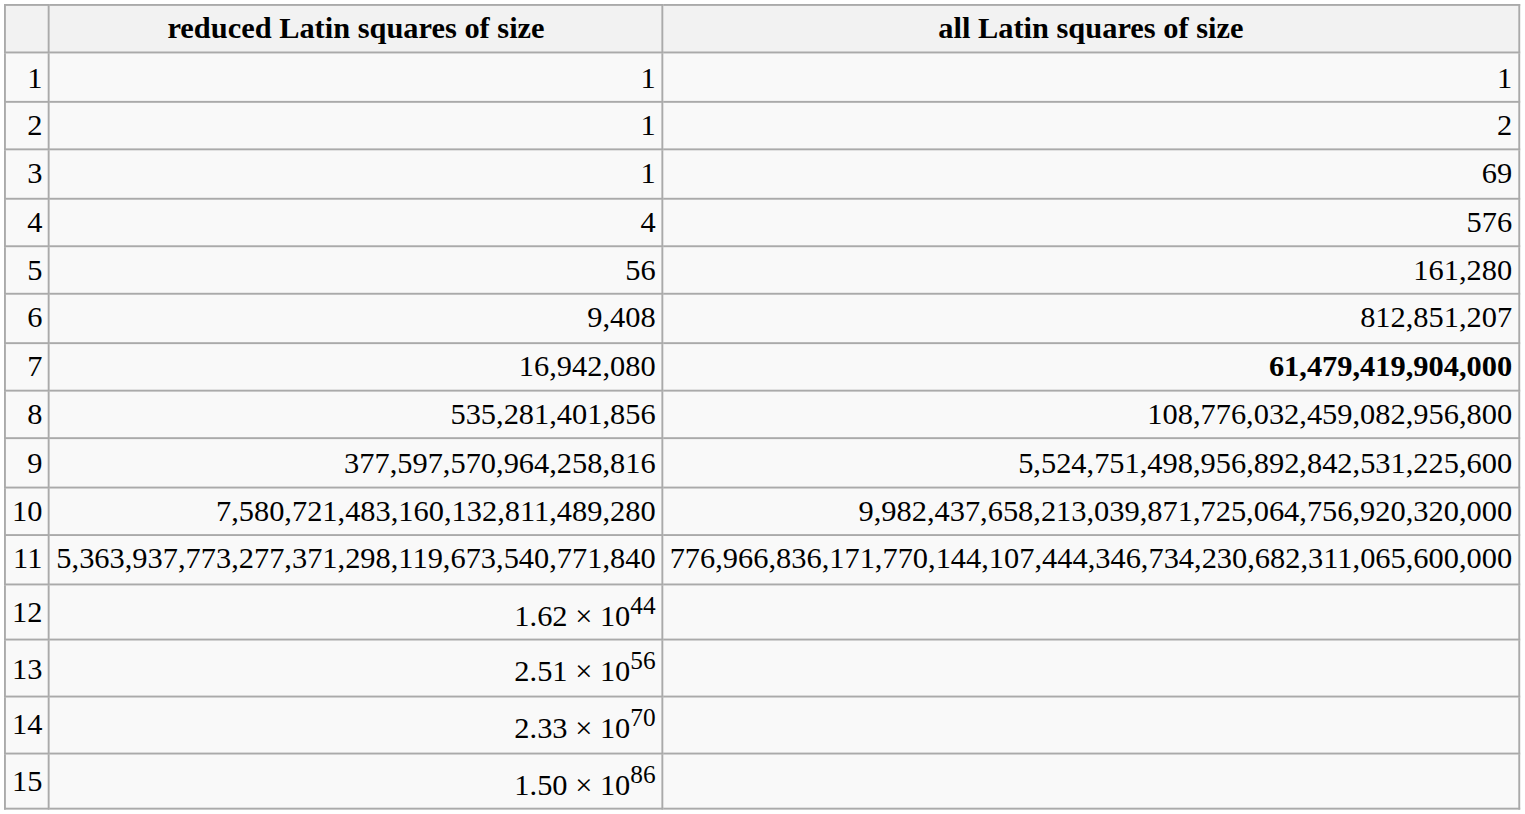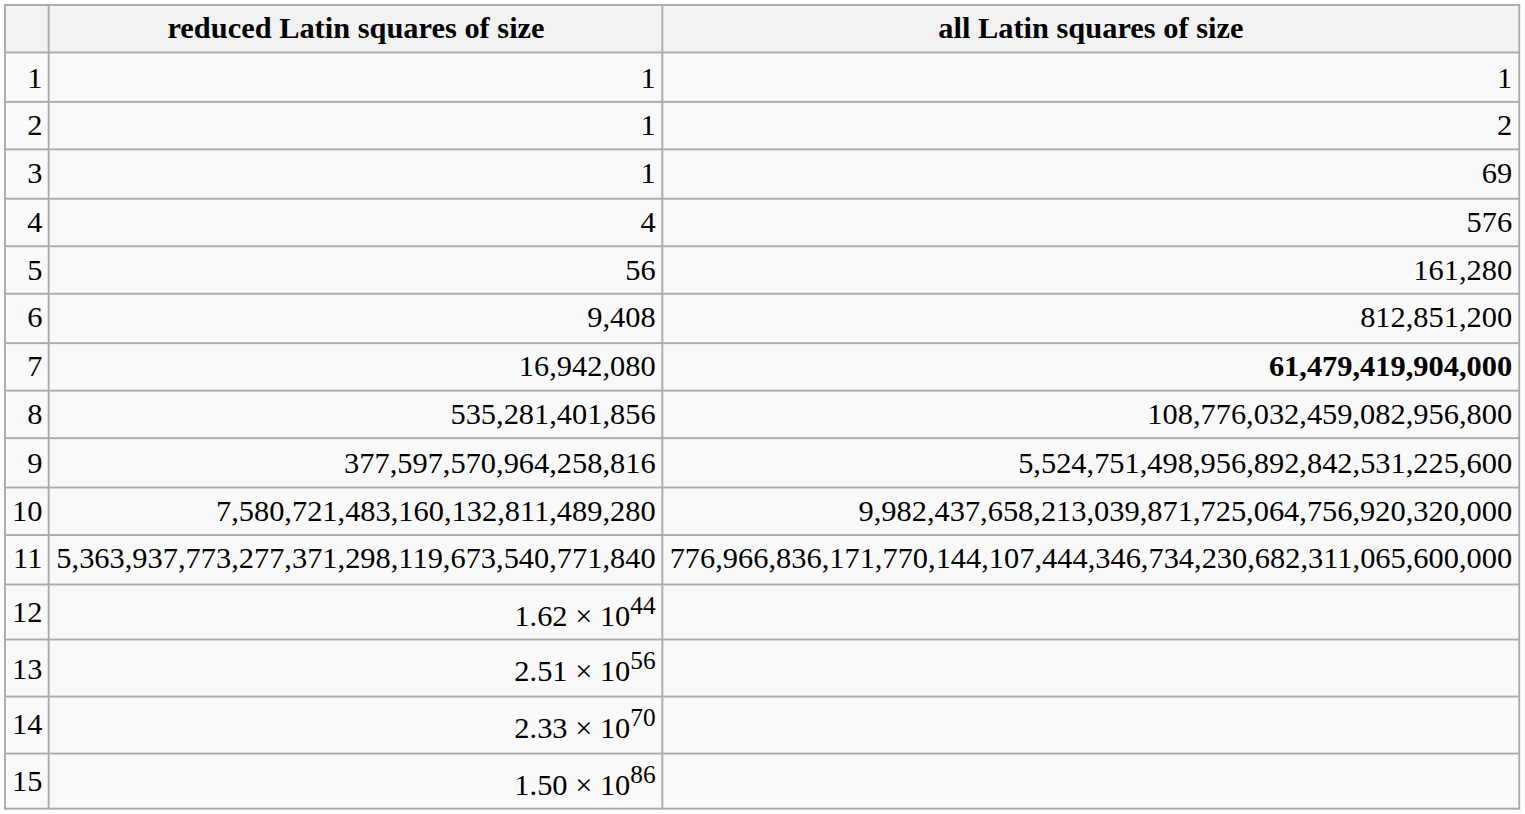(1436, 317) 812,851,207 -> (1436, 317) 812,851,200
